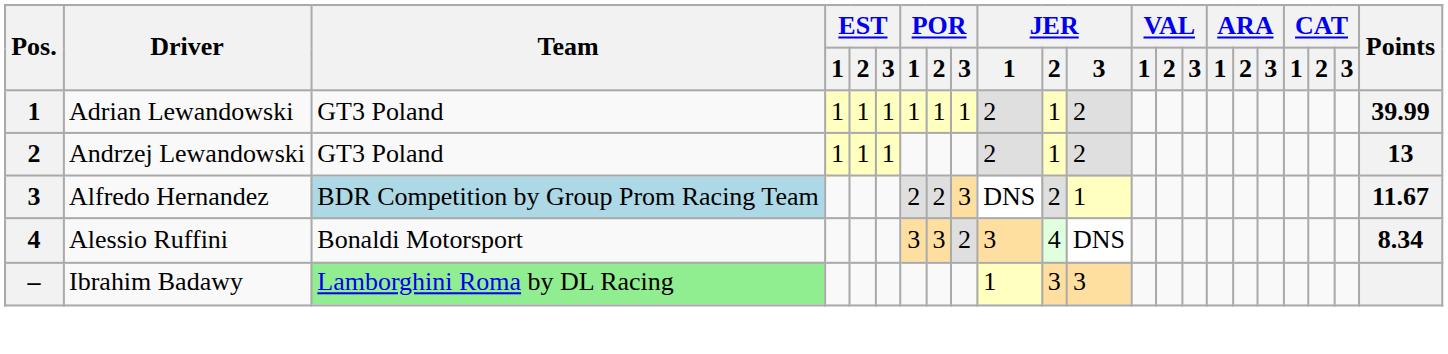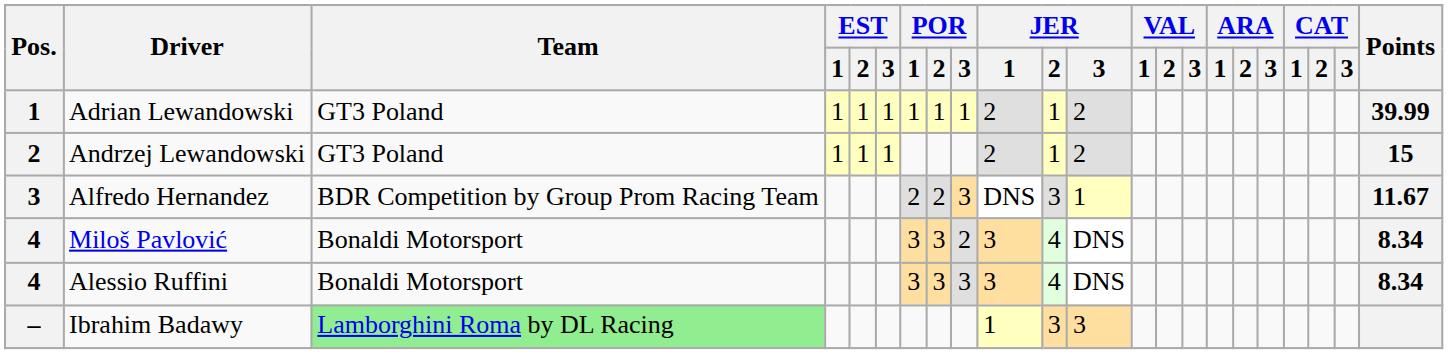(1400, 154) 13 -> (1400, 154) 15
(568, 196) lightblue background -> (568, 196) no background
(1054, 196) 2 -> (1054, 196) 3
+ row: (148, 239)
(964, 239) 2 -> (964, 282) 3
